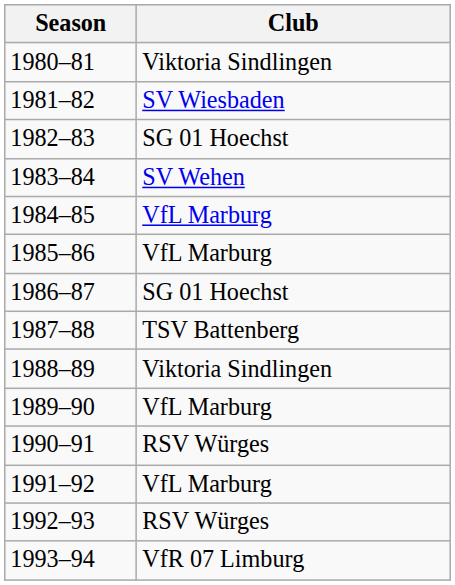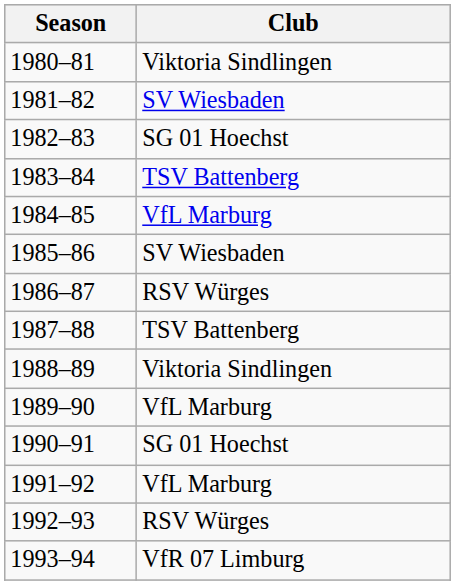(194, 176) SV Wehen -> (221, 176) TSV Battenberg
(207, 253) VfL Marburg -> (213, 253) SV Wiesbaden
(215, 291) SG 01 Hoechst -> (206, 291) RSV Würges
(206, 445) RSV Würges -> (215, 445) SG 01 Hoechst
